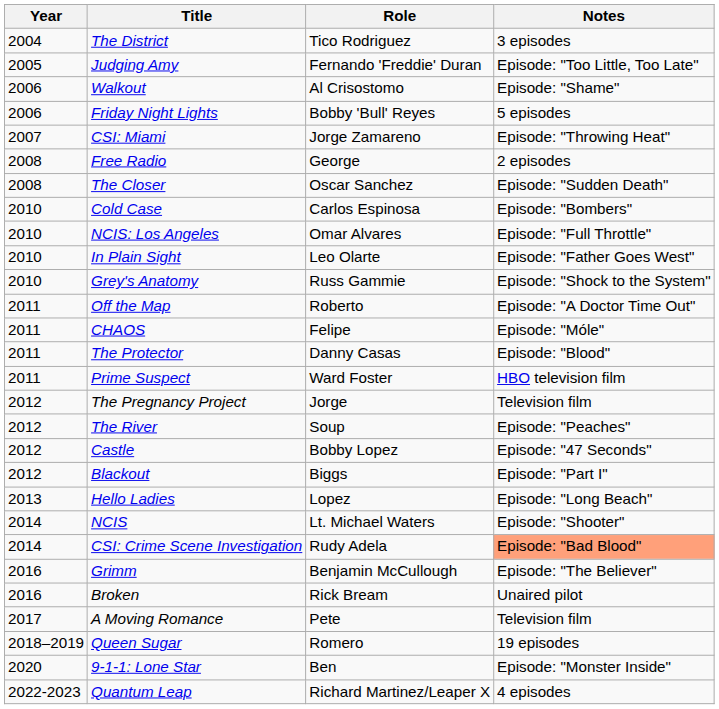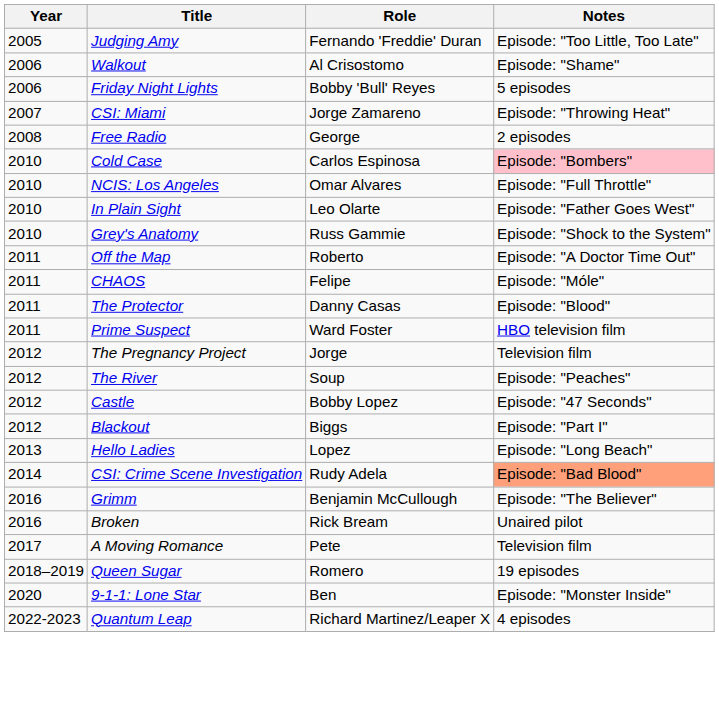- row: (130, 40)
- row: (128, 185)
(565, 209) no background -> (565, 161) pink background
- row: (109, 522)
